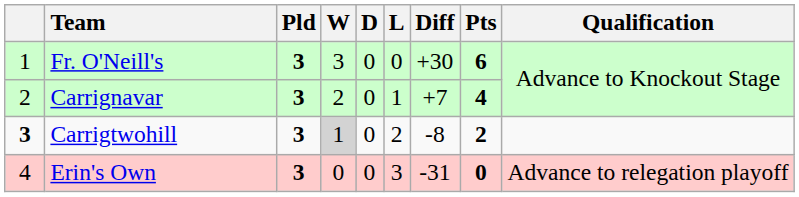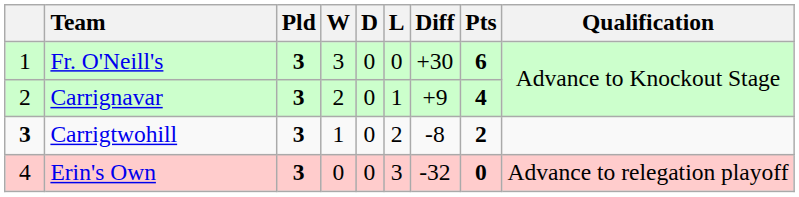(435, 97) +7 -> (435, 97) +9
(338, 135) lightgrey background -> (338, 135) no background
(435, 172) -31 -> (435, 172) -32
